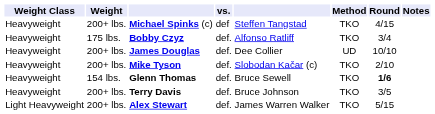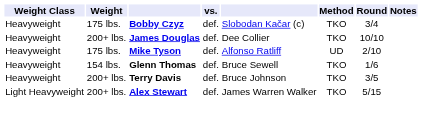- row: (171, 24)
(264, 37) Alfonso Ratliff -> (263, 24) Slobodan Kačar (c)
(349, 51) UD -> (336, 37) TKO
(107, 64) 200+ lbs. -> (104, 51) 175 lbs.
(276, 64) Slobodan Kačar (c) -> (251, 51) Alfonso Ratliff
(349, 64) TKO -> (336, 51) UD
(385, 78) bold -> (372, 64) normal
